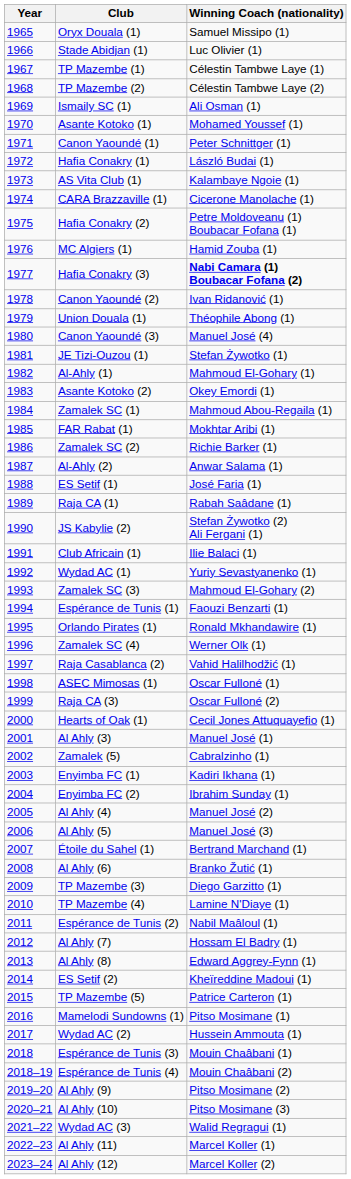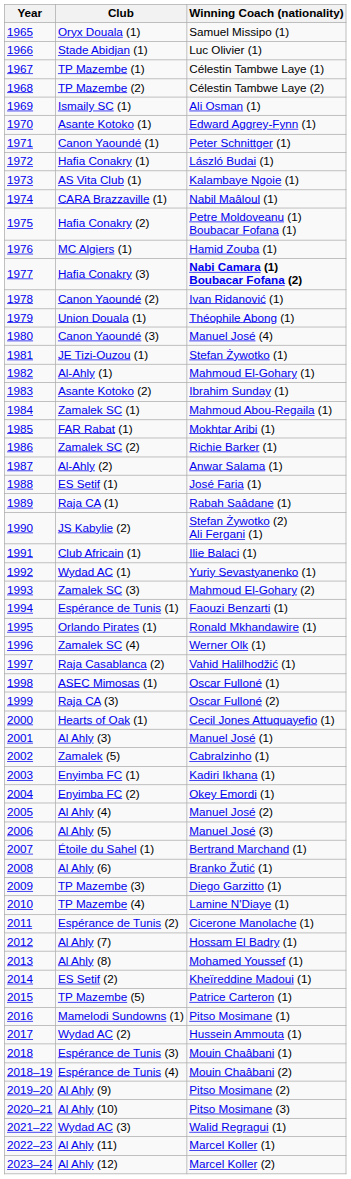(246, 124) Mohamed Youssef (1) -> (253, 124) Edward Aggrey-Fynn (1)
(252, 198) Cicerone Manolache (1) -> (233, 198) Nabil Maâloul (1)
(232, 391) Okey Emordi (1) -> (239, 391) Ibrahim Sunday (1)
(239, 794) Ibrahim Sunday (1) -> (232, 794) Okey Emordi (1)
(233, 923) Nabil Maâloul (1) -> (252, 923) Cicerone Manolache (1)
(253, 960) Edward Aggrey-Fynn (1) -> (246, 960) Mohamed Youssef (1)
